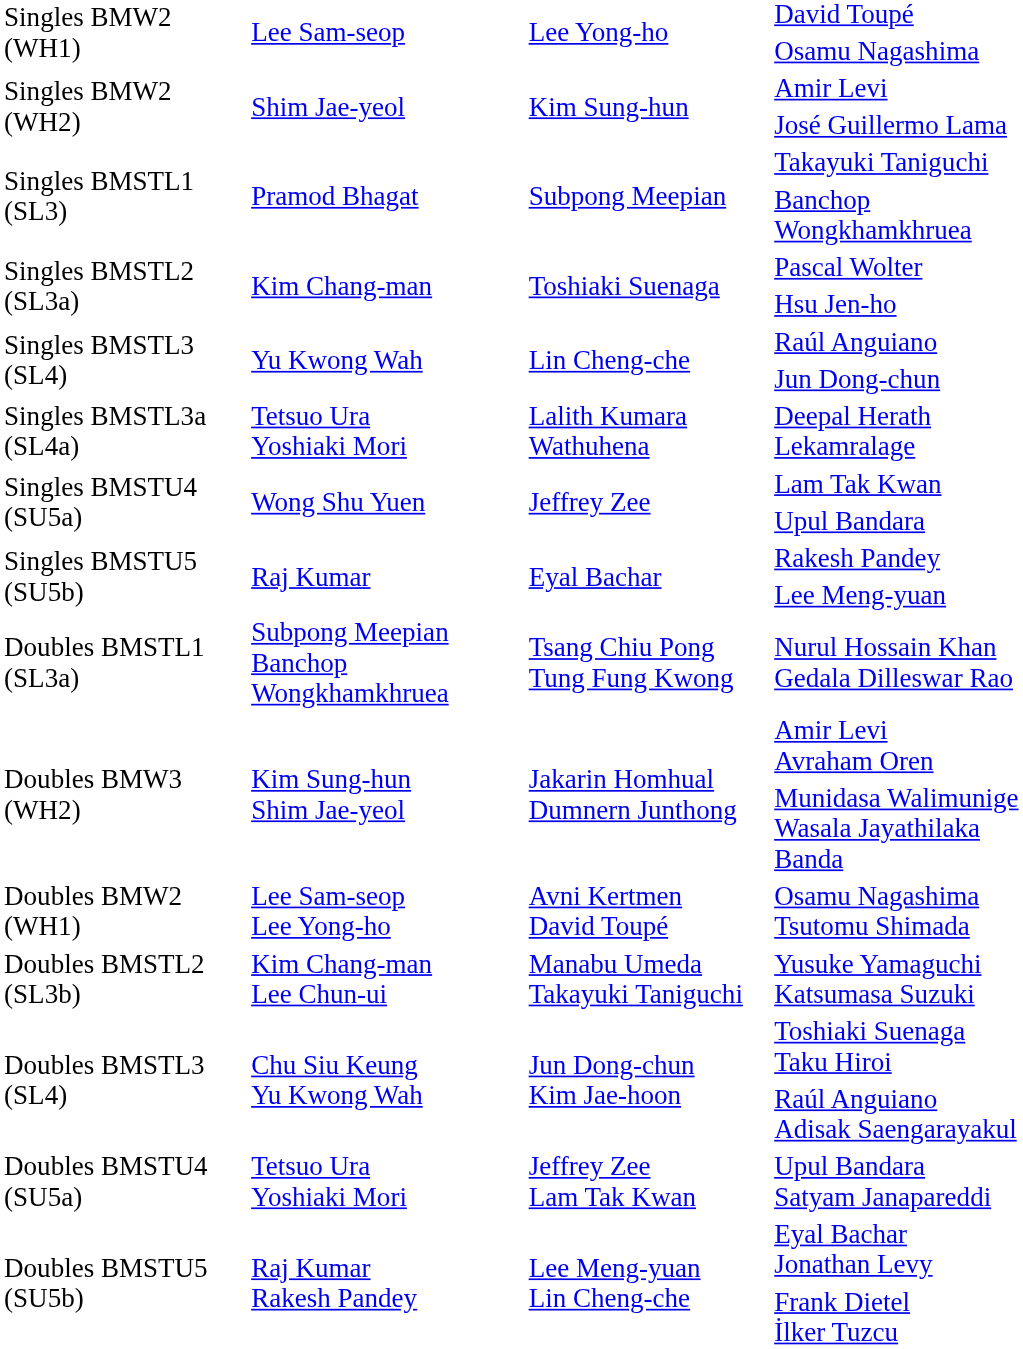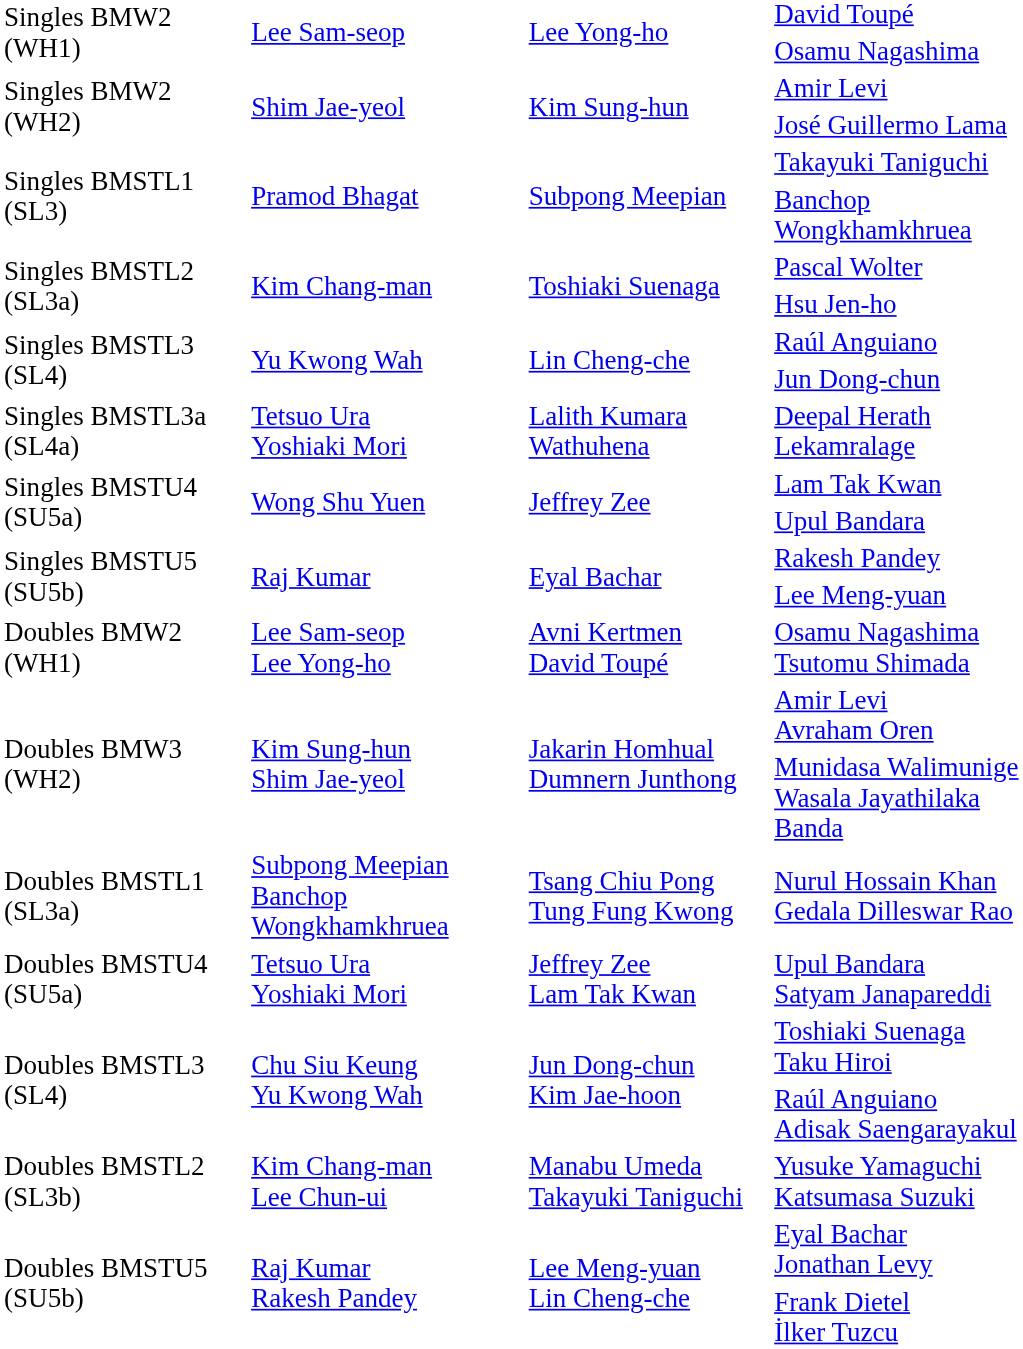rows swapped: (877, 911) <-> (894, 662)
rows swapped: (878, 978) <-> (883, 1181)
